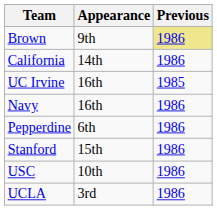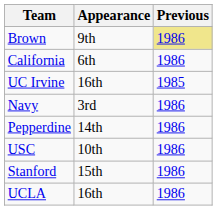(90, 60) 14th -> (87, 60) 6th
(90, 104) 16th -> (87, 104) 3rd
(87, 127) 6th -> (90, 127) 14th
rows swapped: (21, 171) <-> (32, 149)
(87, 194) 3rd -> (90, 194) 16th
